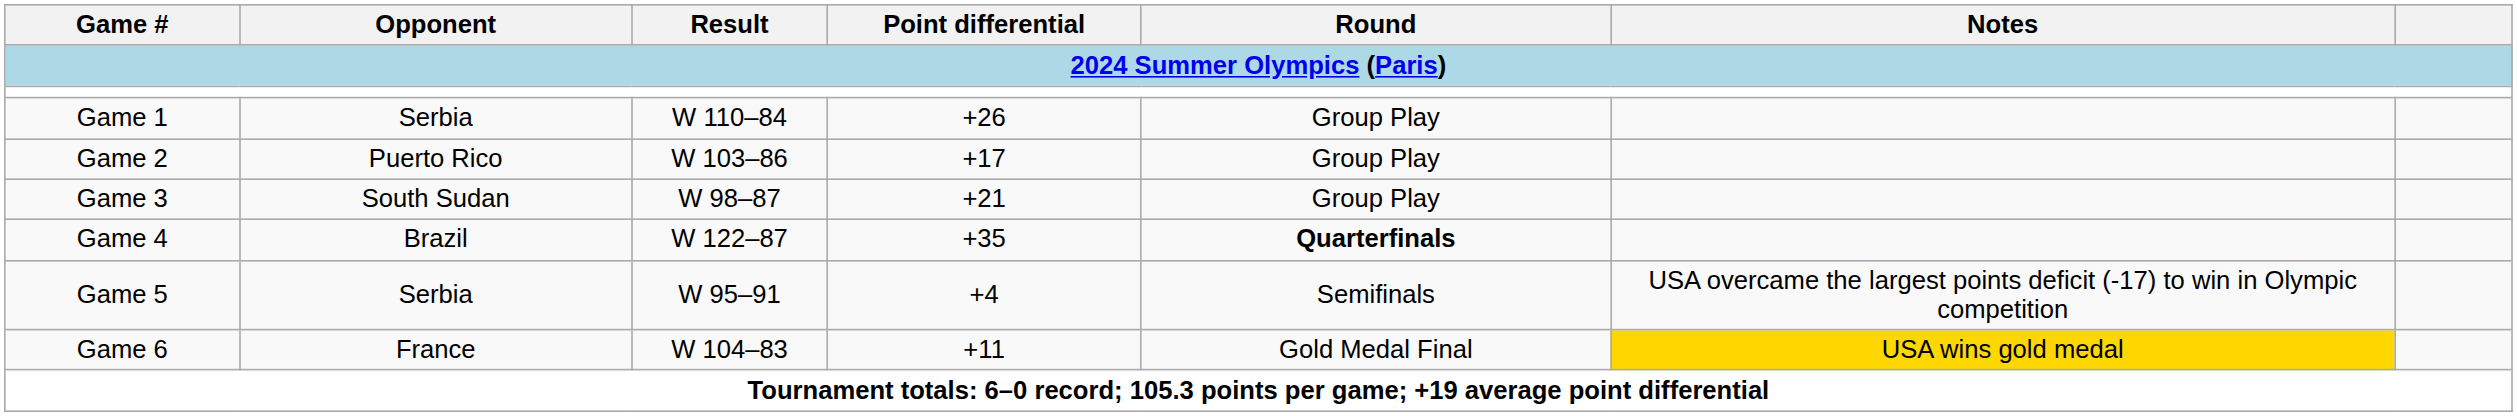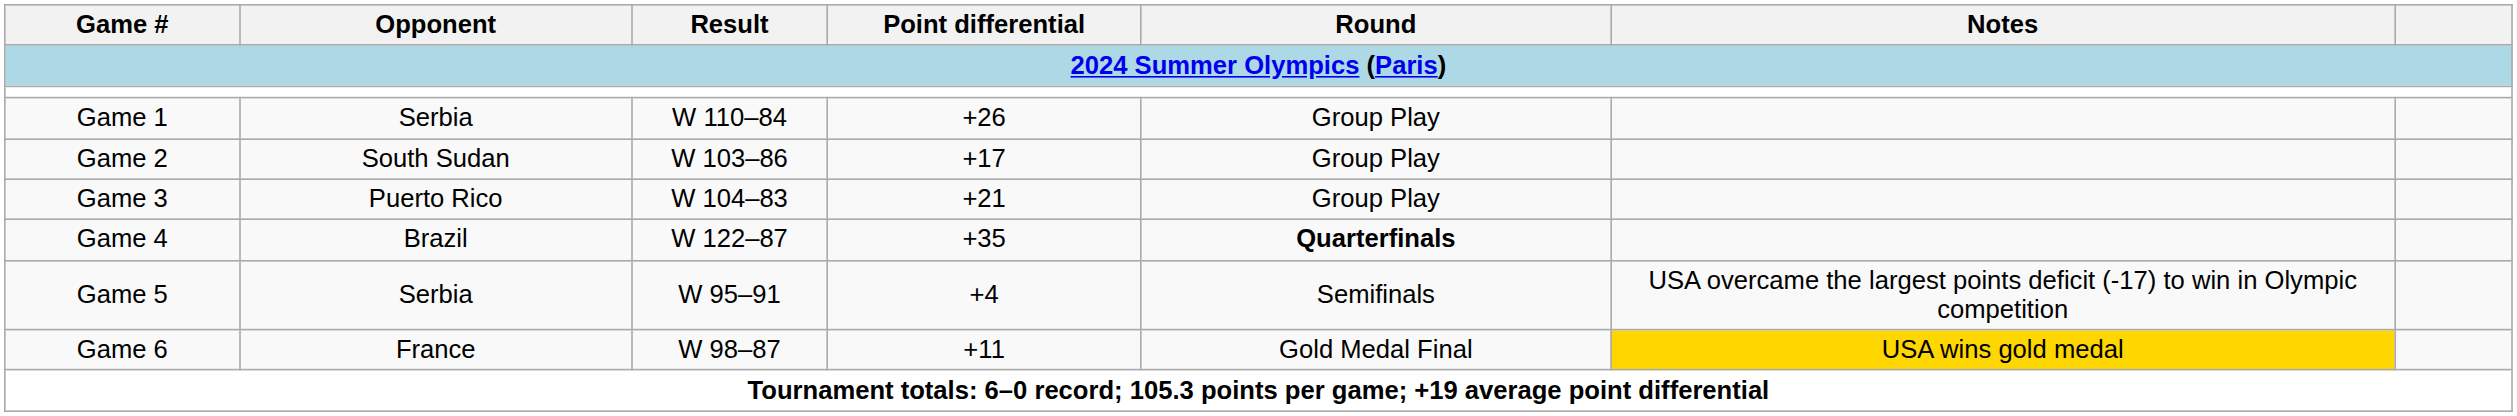(436, 158) Puerto Rico -> (436, 158) South Sudan
(436, 199) South Sudan -> (436, 199) Puerto Rico
(729, 199) W 98–87 -> (730, 199) W 104–83
(730, 349) W 104–83 -> (729, 349) W 98–87
